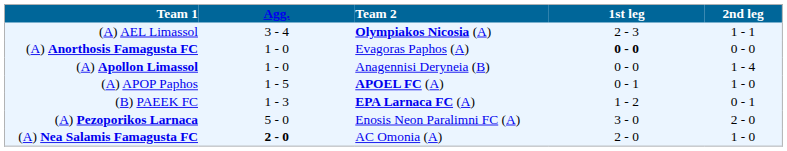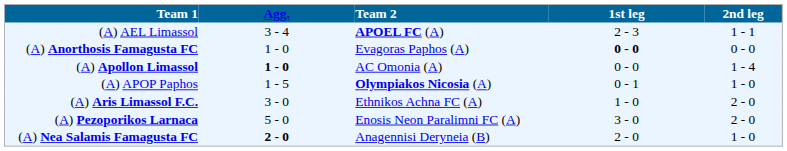(423, 31) Olympiakos Nicosia (A) -> (399, 31) APOEL FC (A)
(277, 66) normal -> (277, 66) bold
(422, 66) Anagennisi Deryneia (B) -> (399, 66) AC Omonia (A)
(399, 84) APOEL FC (A) -> (423, 84) Olympiakos Nicosia (A)
+ row: (134, 101)
- row: (157, 101)
(399, 136) AC Omonia (A) -> (422, 136) Anagennisi Deryneia (B)
